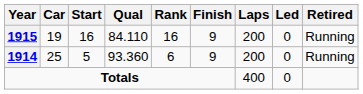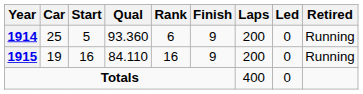rows swapped: (22, 57) <-> (22, 36)
